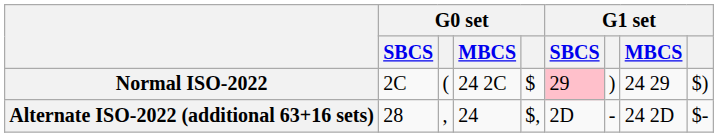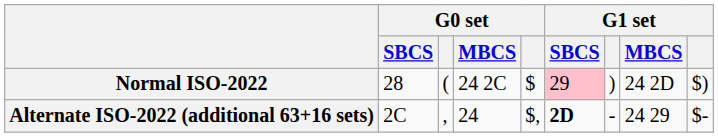(395, 83) 2C -> (393, 83) 28
(647, 83) 24 29 -> (649, 83) 24 2D
(393, 115) 28 -> (395, 115) 2C
(562, 115) normal -> (562, 115) bold
(649, 115) 24 2D -> (647, 115) 24 29
